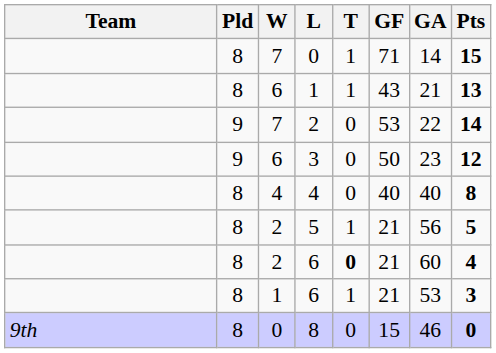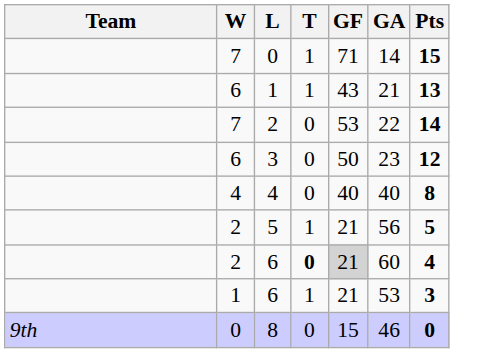- column: (238, 21)
(389, 261) no background -> (348, 261) lightgrey background
